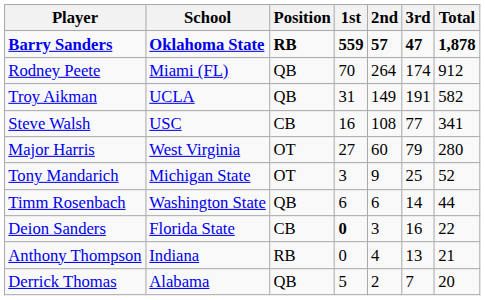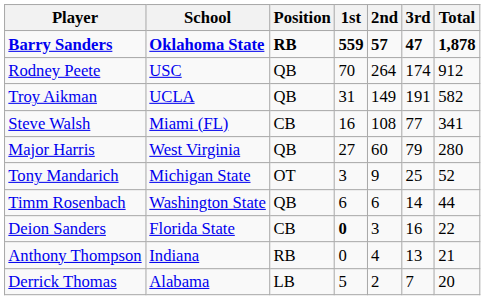(189, 70) Miami (FL) -> (165, 70) USC
(165, 123) USC -> (189, 123) Miami (FL)
(285, 149) OT -> (285, 149) QB
(285, 281) QB -> (284, 281) LB
